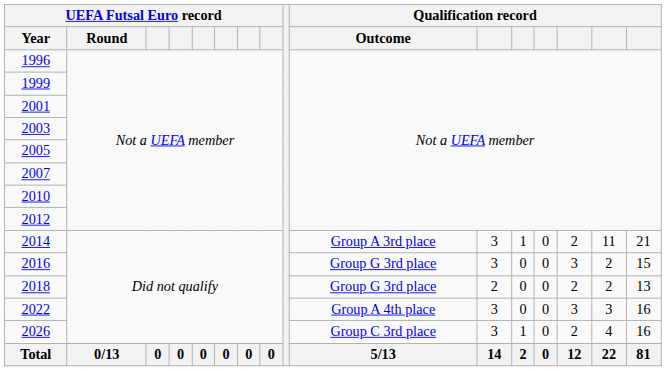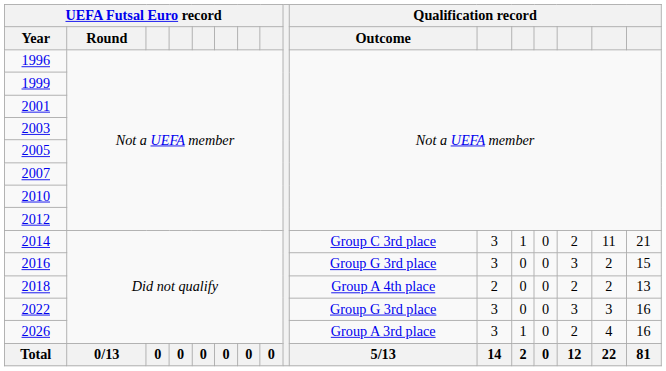(383, 241) Group A 3rd place -> (383, 241) Group C 3rd place
(383, 286) Group G 3rd place -> (383, 286) Group A 4th place
(383, 309) Group A 4th place -> (383, 309) Group G 3rd place
(383, 331) Group C 3rd place -> (383, 331) Group A 3rd place
